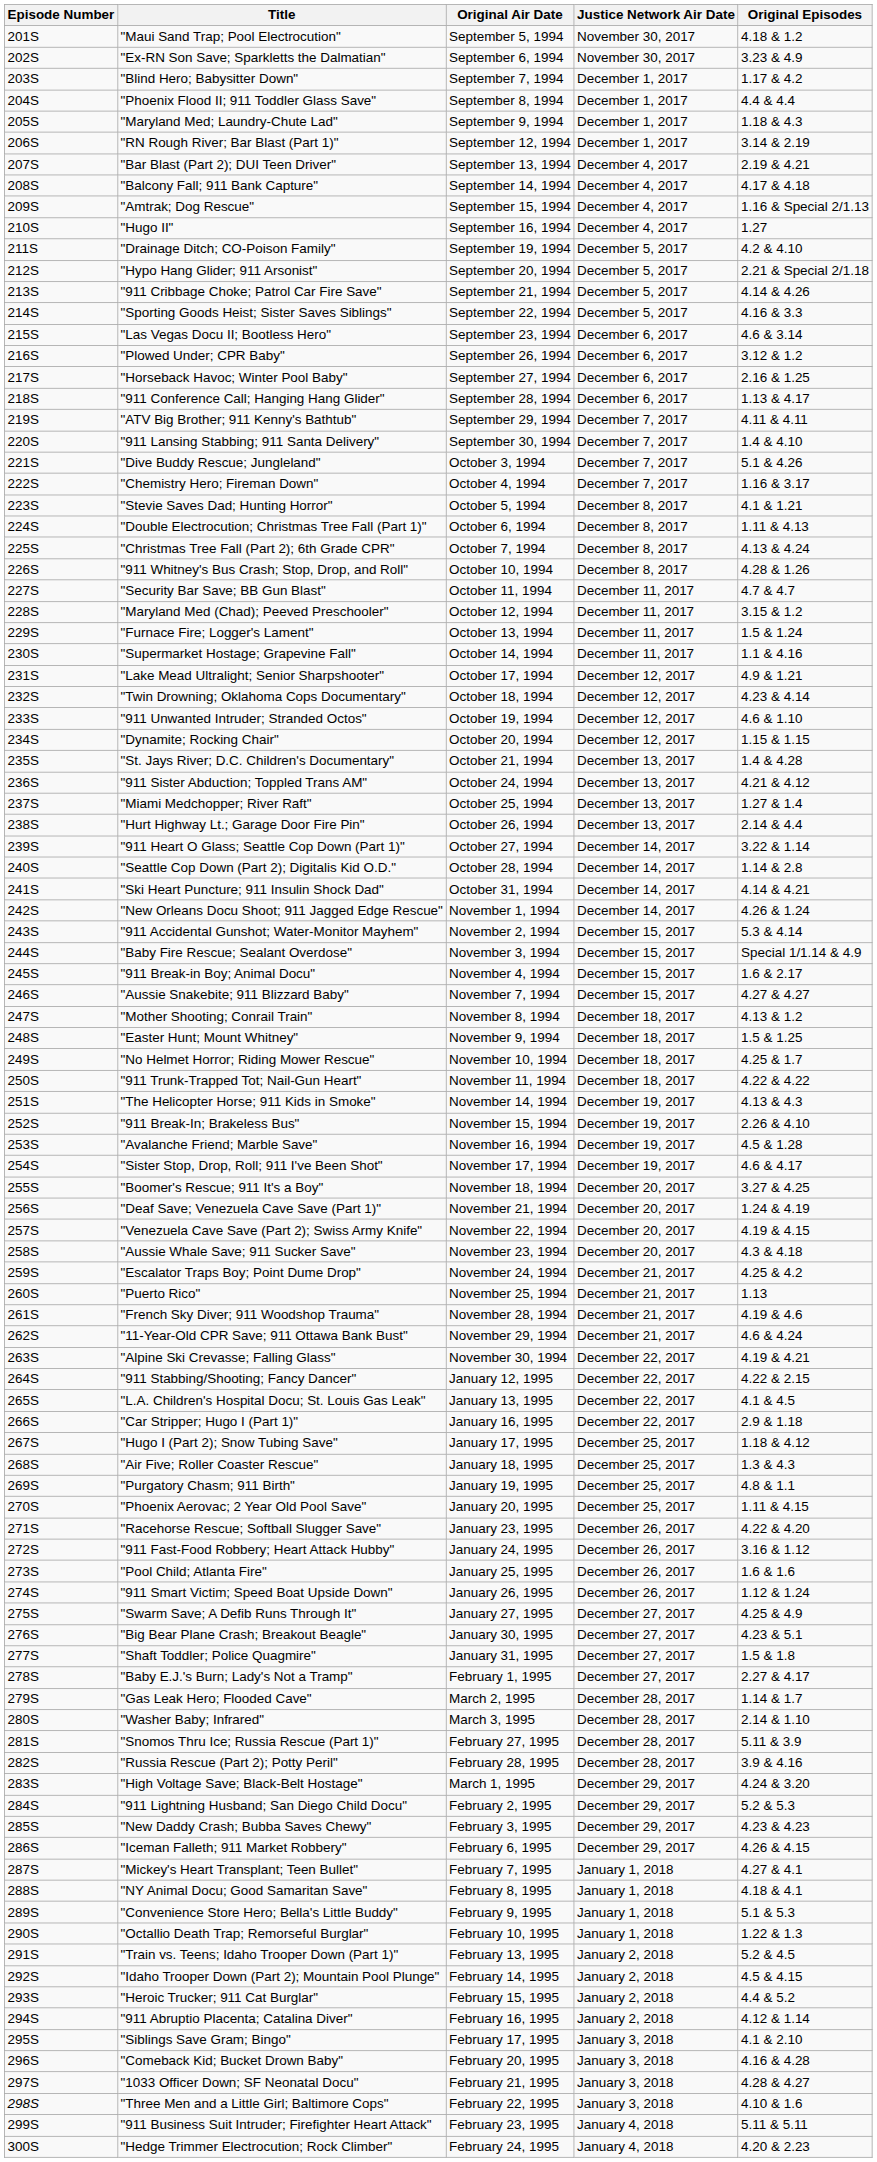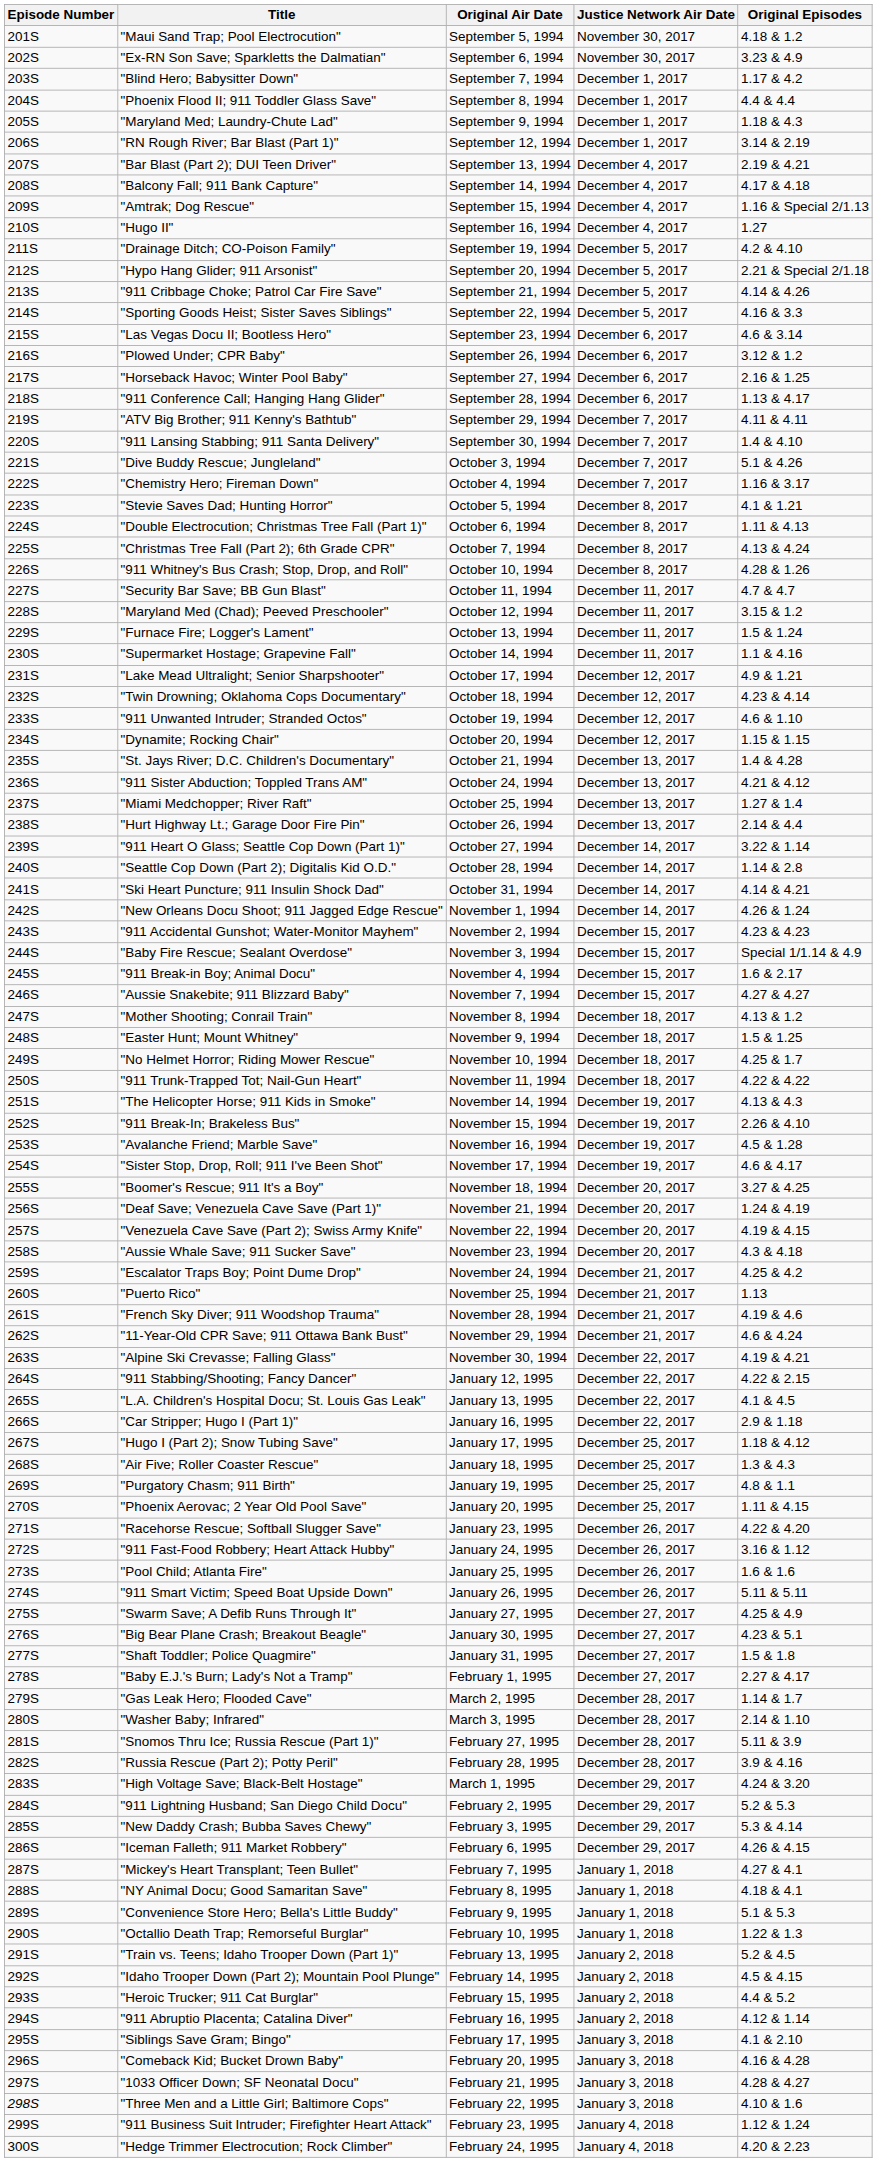(772, 931) 5.3 & 4.14 -> (775, 931) 4.23 & 4.23
(775, 1592) 1.12 & 1.24 -> (774, 1592) 5.11 & 5.11
(775, 1826) 4.23 & 4.23 -> (772, 1826) 5.3 & 4.14
(774, 2125) 5.11 & 5.11 -> (775, 2125) 1.12 & 1.24
